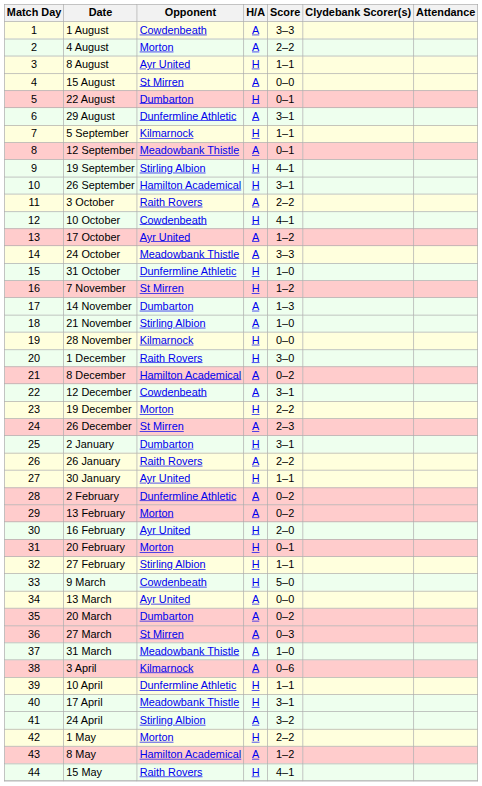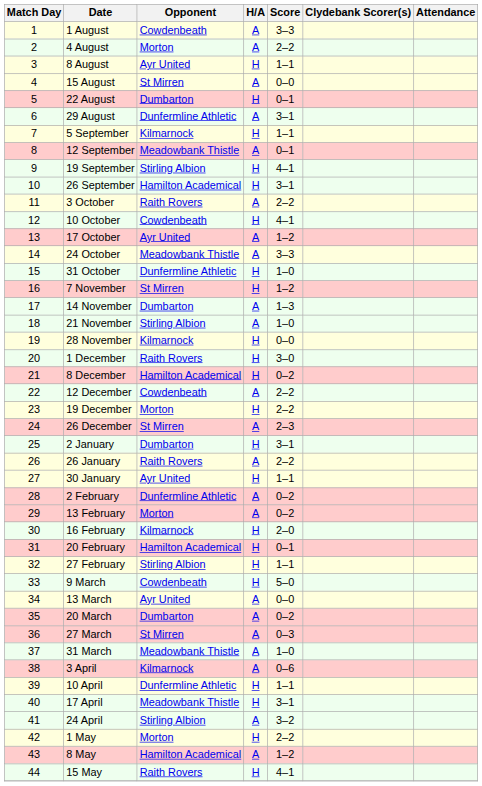(256, 375) A -> (256, 375) H
(285, 392) 3–1 -> (285, 392) 2–2
(165, 530) Ayr United -> (167, 530) Kilmarnock
(157, 548) Morton -> (190, 548) Hamilton Academical
